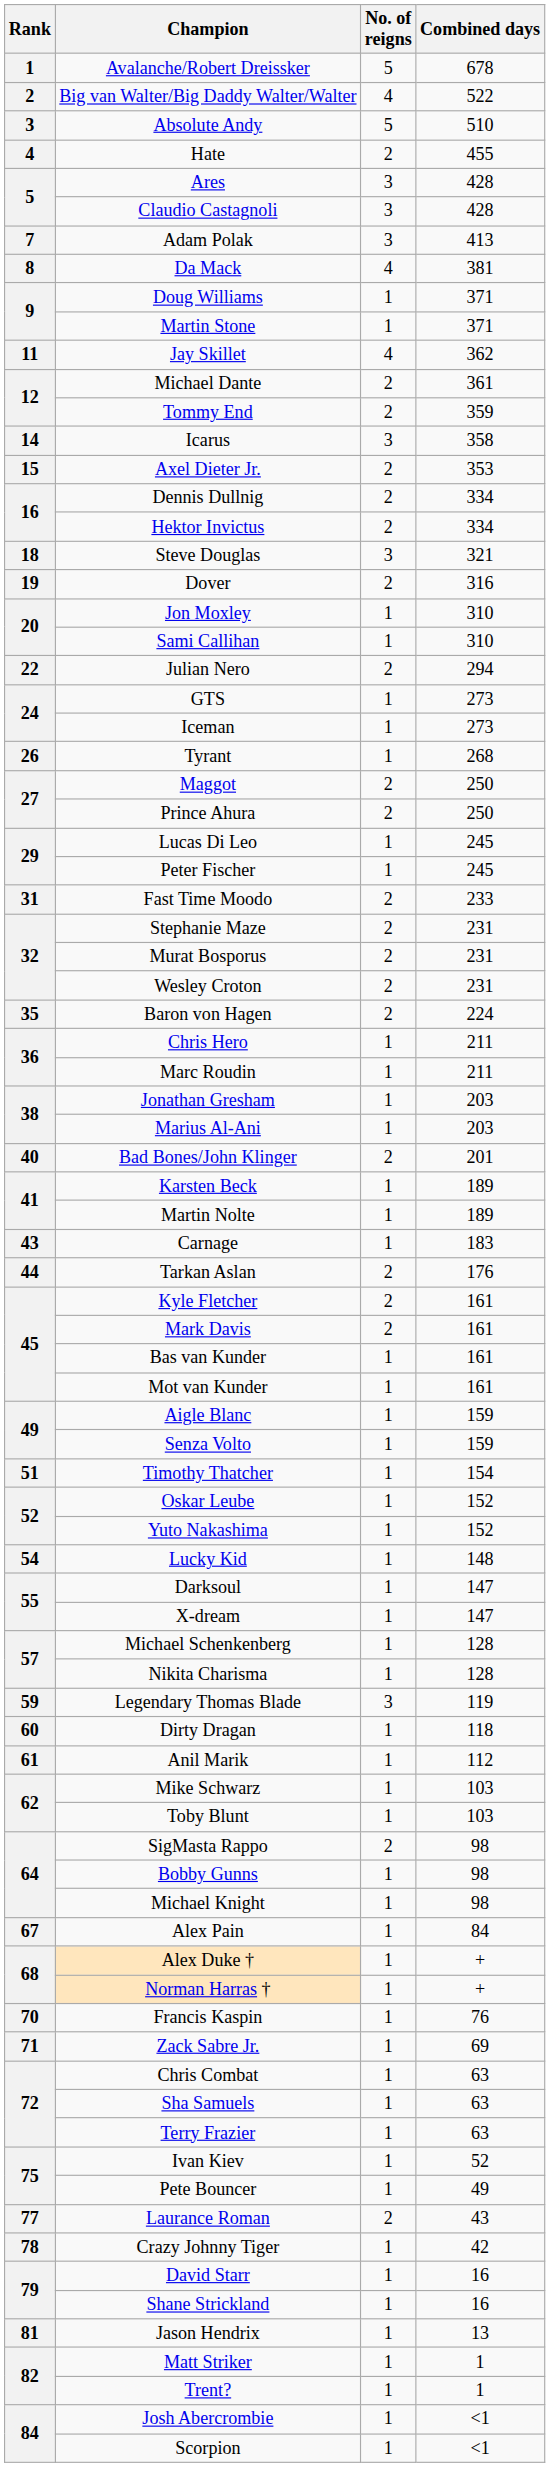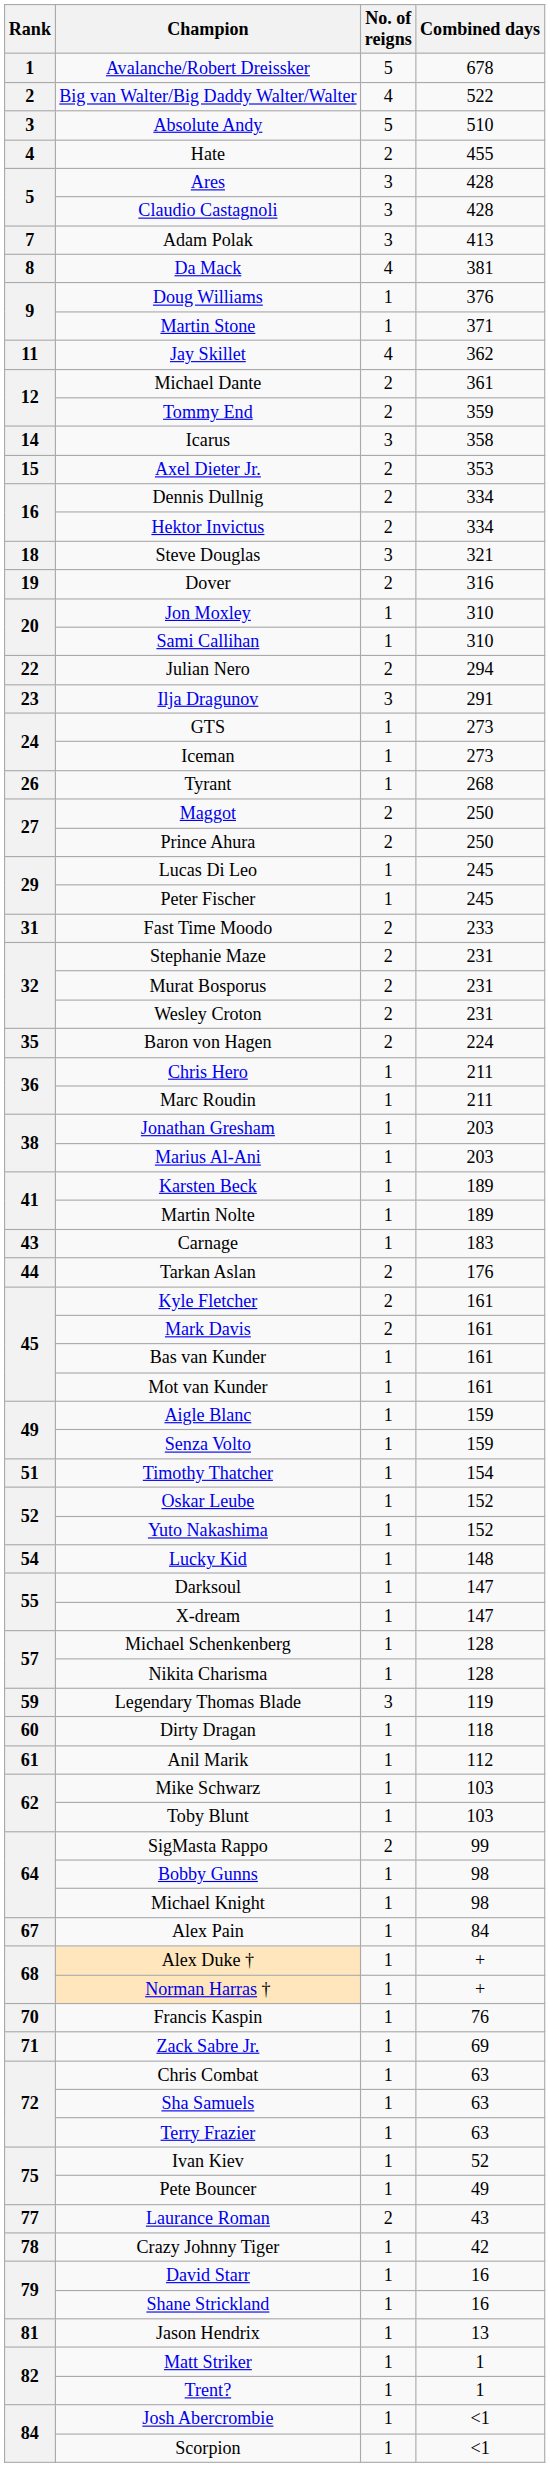(480, 297) 371 -> (480, 297) 376
+ row: (208, 698)
- row: (208, 1157)
(480, 1845) 98 -> (480, 1845) 99
